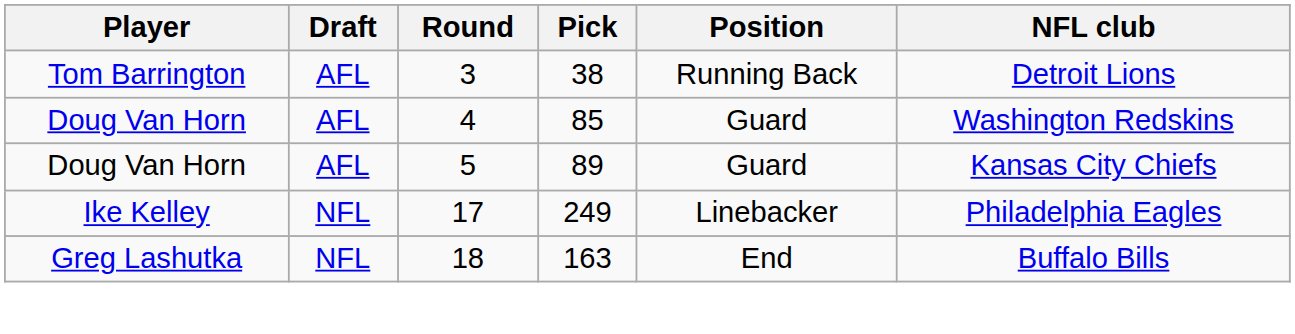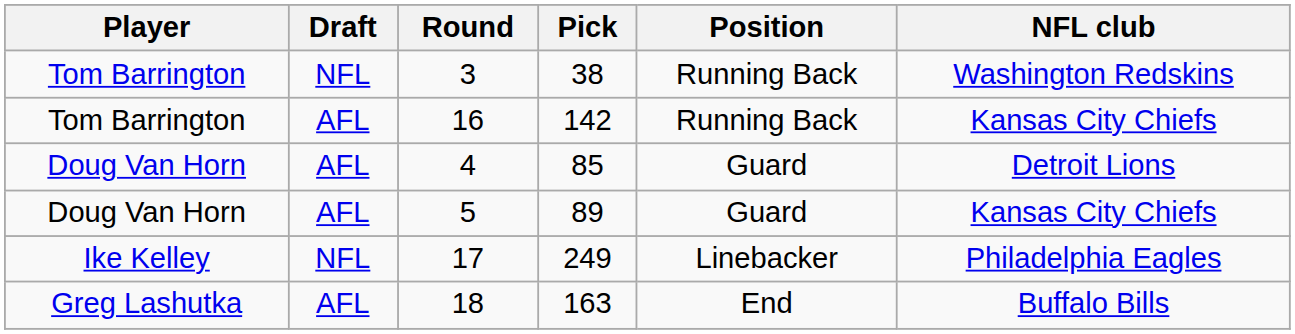(343, 73) AFL -> (343, 73) NFL
(1094, 73) Detroit Lions -> (1094, 73) Washington Redskins
+ row: (468, 119)
(1094, 119) Washington Redskins -> (1094, 166) Detroit Lions
(343, 258) NFL -> (343, 304) AFL
